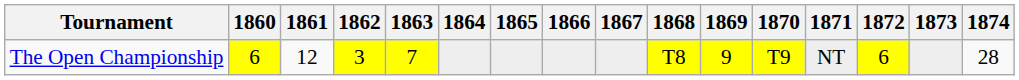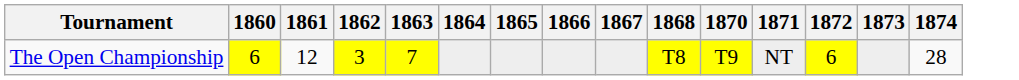- column: (726, 22)
